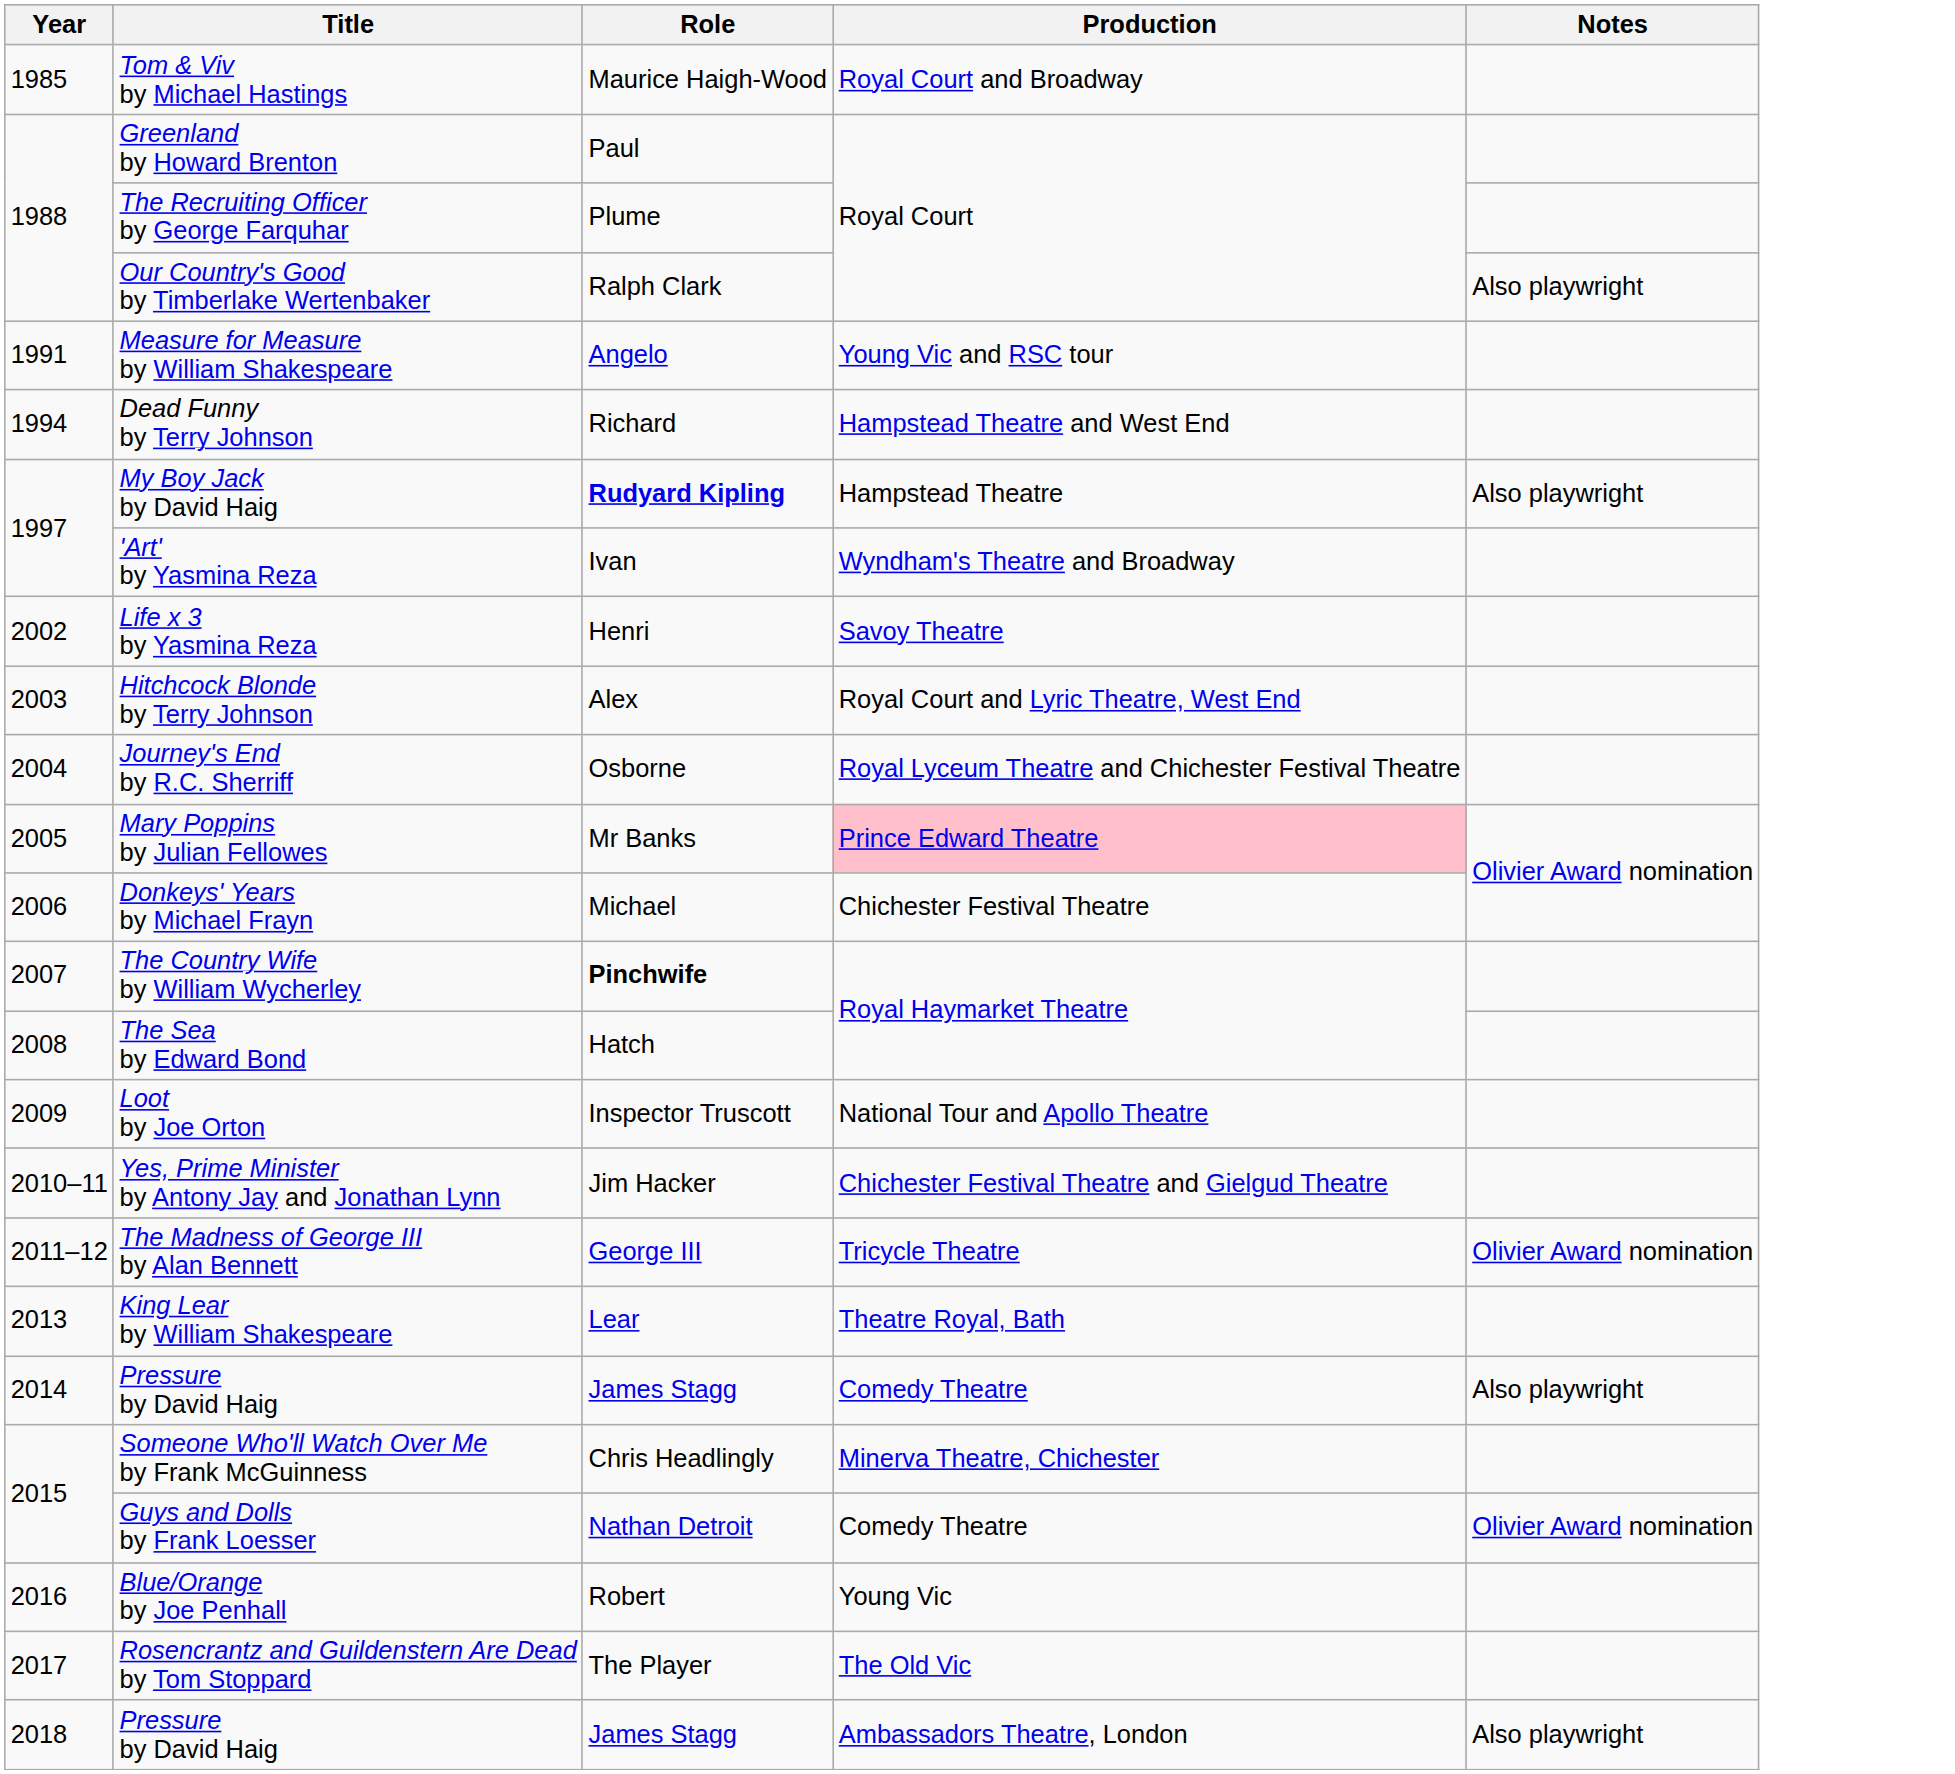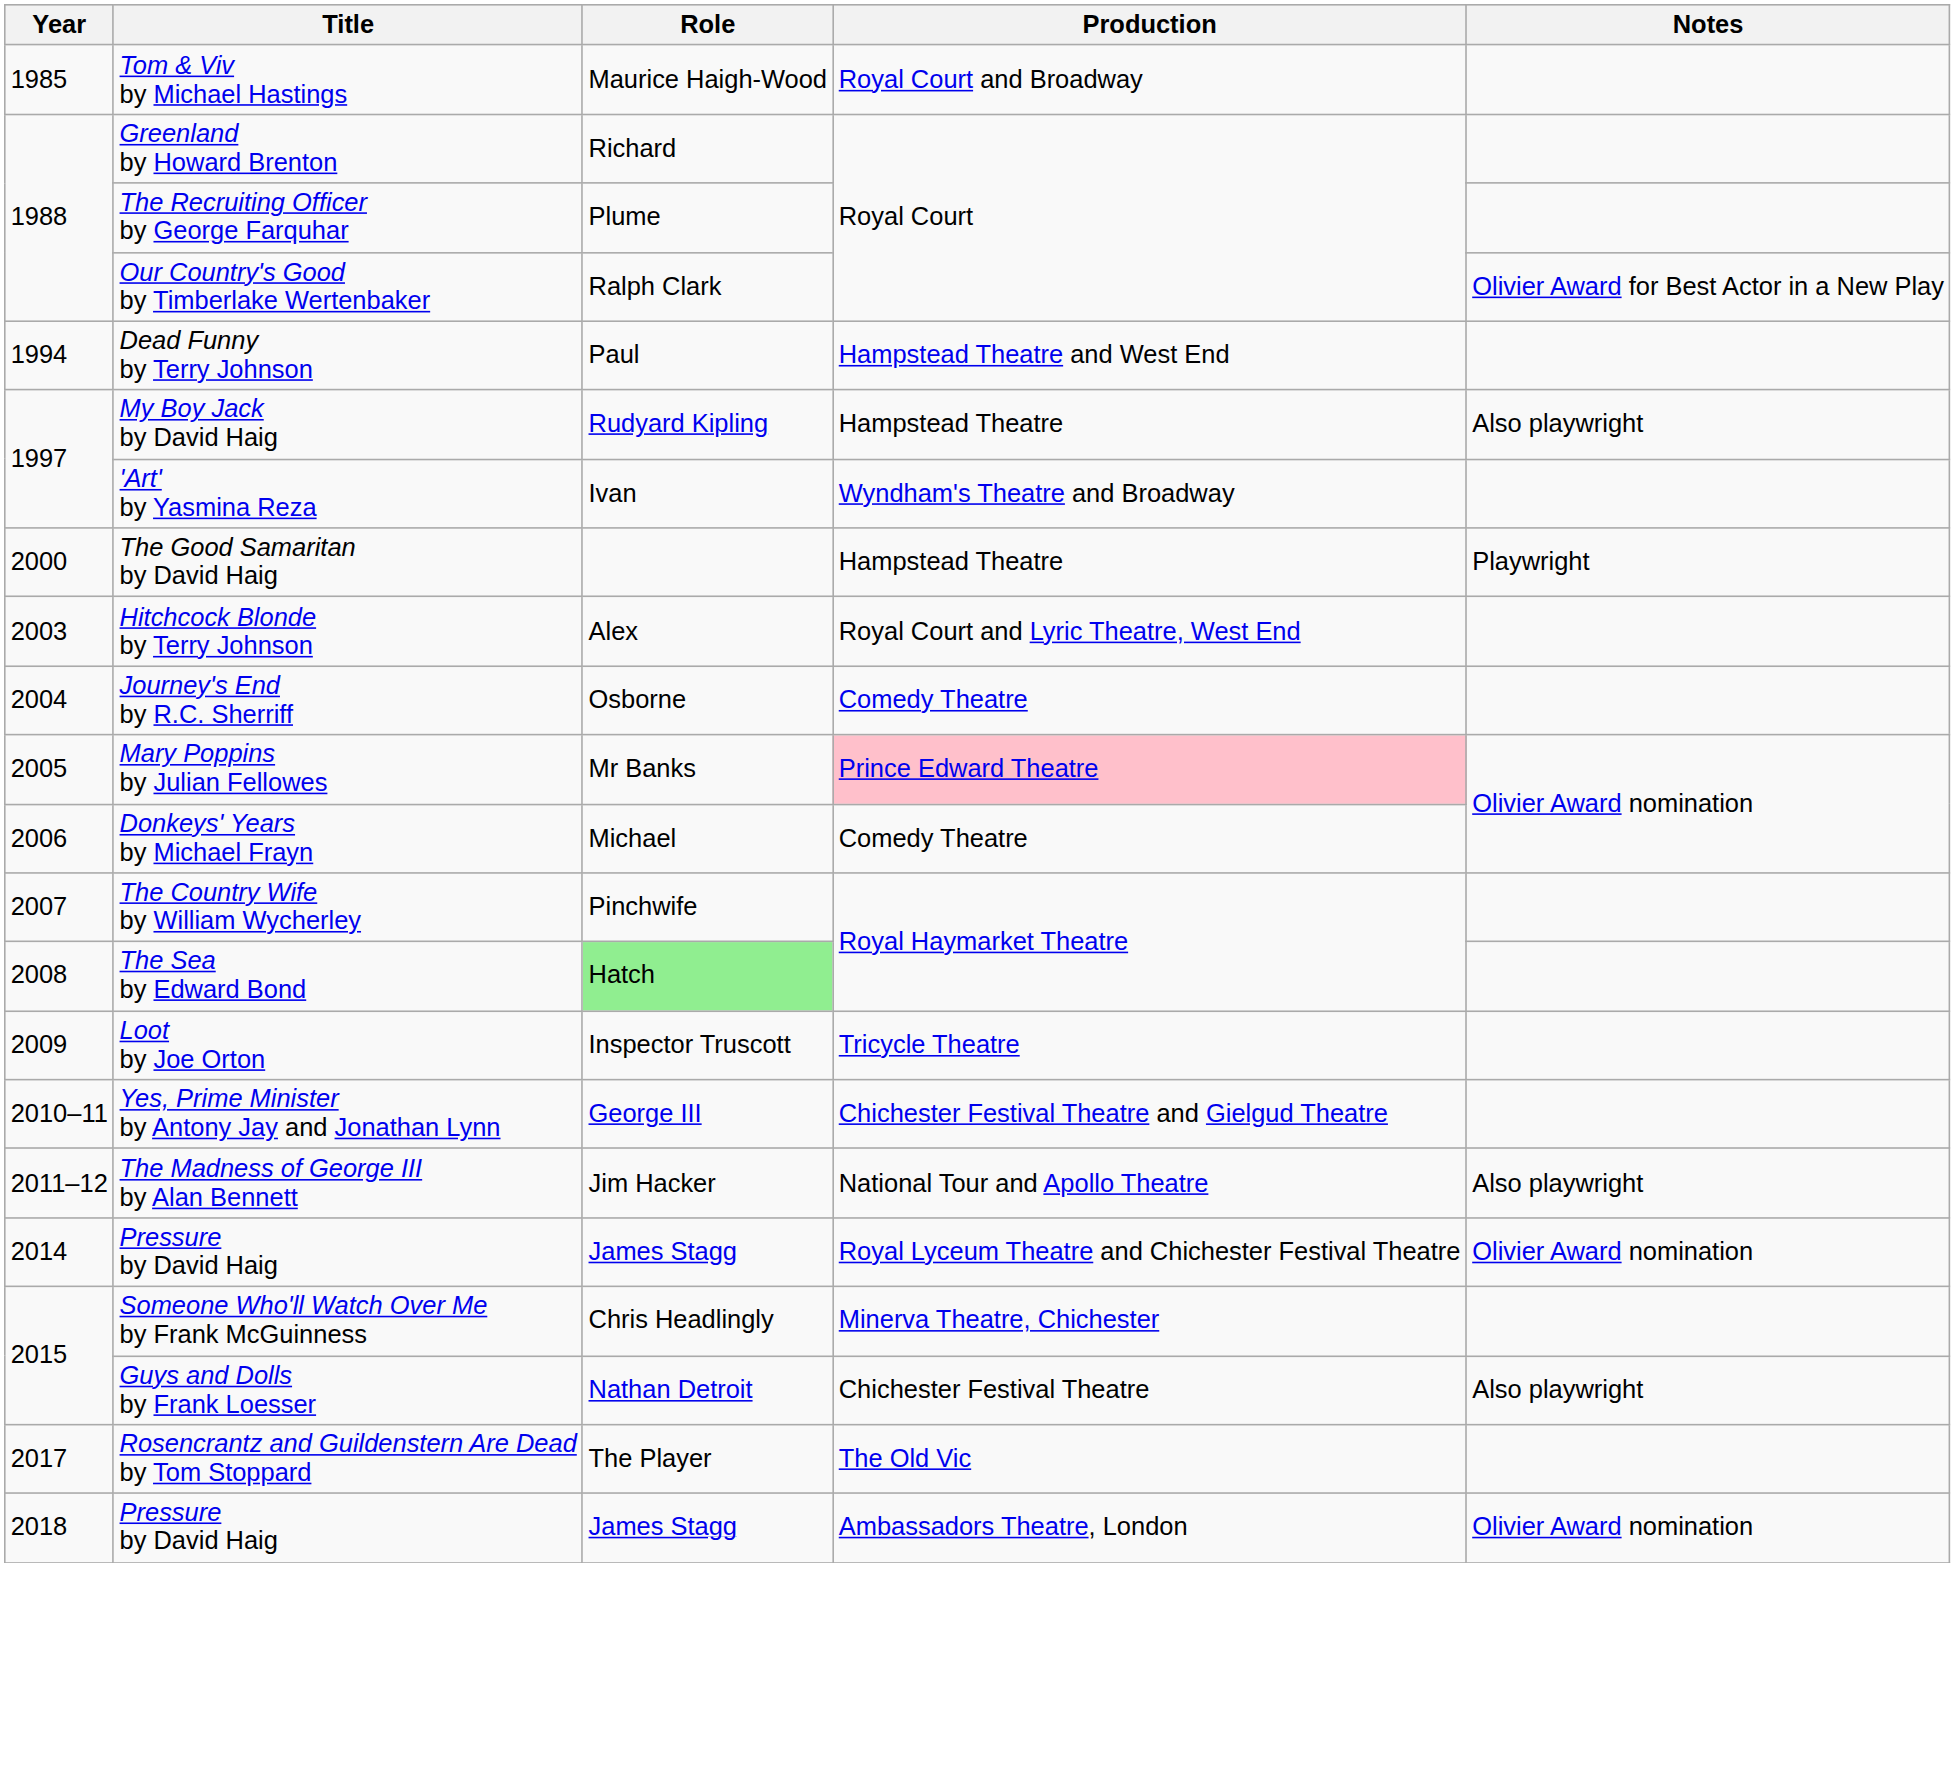(614, 148) Paul -> (632, 148) Richard
(1558, 286) Also playwright -> (1708, 286) Olivier Award for Best Actor in a New Play
- row: (39, 355)
(632, 424) Richard -> (614, 355) Paul
(687, 493) bold -> (678, 424) normal
+ row: (39, 562)
- row: (39, 631)
(1150, 768) Royal Lyceum Theatre and Chichester Festival Theatre -> (933, 700) Comedy Theatre
(994, 906) Chichester Festival Theatre -> (933, 837) Comedy Theatre
(648, 975) bold -> (643, 906) normal
(622, 1044) no background -> (622, 975) lightgreen background
(1024, 1113) National Tour and Apollo Theatre -> (929, 1044) Tricycle Theatre
(652, 1182) Jim Hacker -> (645, 1113) George III
(645, 1251) George III -> (652, 1182) Jim Hacker
(929, 1251) Tricycle Theatre -> (1024, 1182) National Tour and Apollo Theatre
(1613, 1251) Olivier Award nomination -> (1558, 1182) Also playwright
- row: (39, 1320)
(933, 1389) Comedy Theatre -> (1150, 1251) Royal Lyceum Theatre and Chichester Festival Theatre
(1558, 1389) Also playwright -> (1613, 1251) Olivier Award nomination
(933, 1527) Comedy Theatre -> (994, 1389) Chichester Festival Theatre
(1613, 1527) Olivier Award nomination -> (1558, 1389) Also playwright
- row: (39, 1596)
(1558, 1734) Also playwright -> (1613, 1527) Olivier Award nomination
